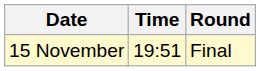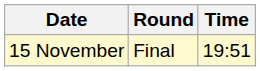columns swapped: (157, 19) <-> (220, 19)
